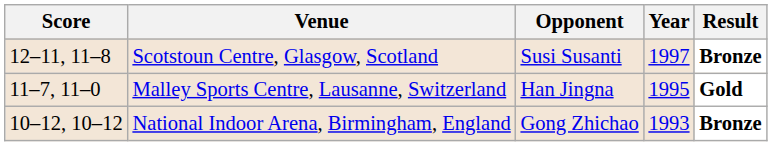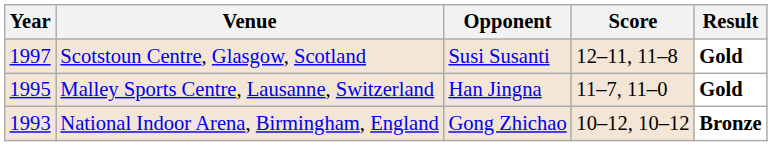columns swapped: (669, 21) <-> (66, 21)
(730, 55) Bronze -> (721, 55) Gold
